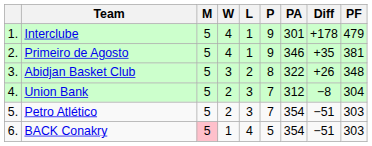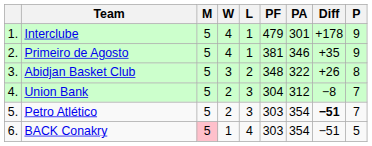columns swapped: (354, 14) <-> (270, 14)
(324, 111) normal -> (329, 111) bold
